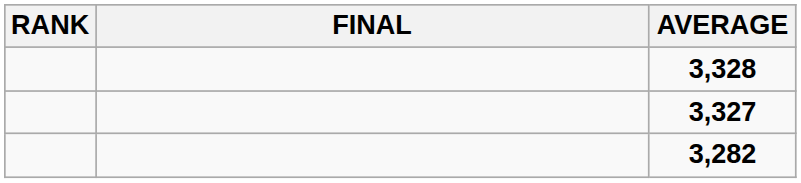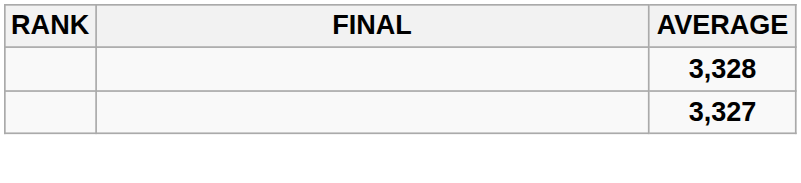- row: (723, 154)
